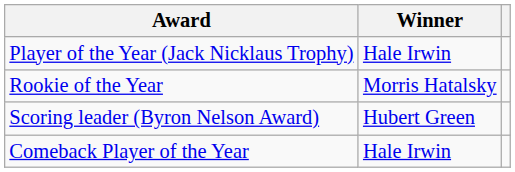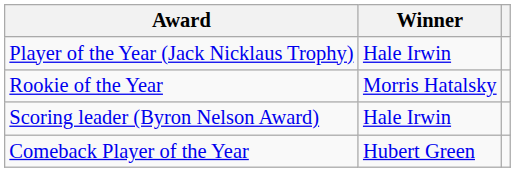(419, 118) Hubert Green -> (407, 118) Hale Irwin
(407, 150) Hale Irwin -> (419, 150) Hubert Green
